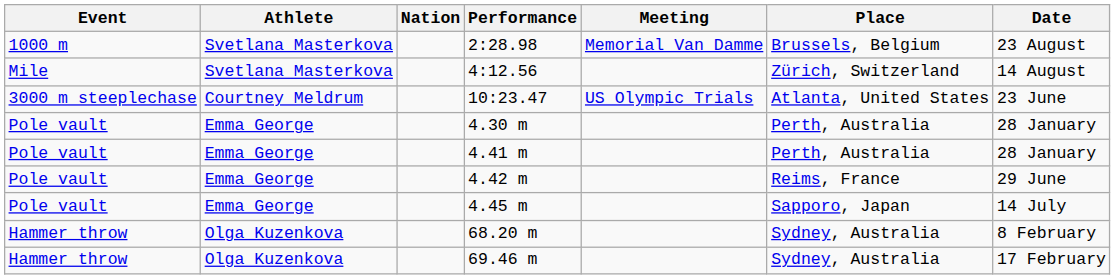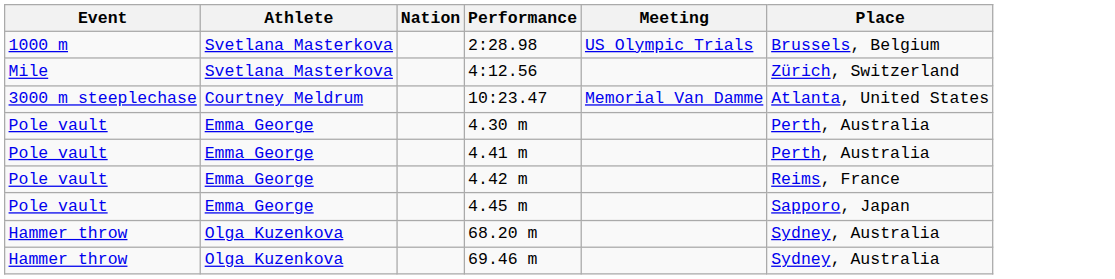- column: (1052, 18)
(674, 45) Memorial Van Damme -> (669, 45) US Olympic Trials
(669, 99) US Olympic Trials -> (674, 99) Memorial Van Damme
